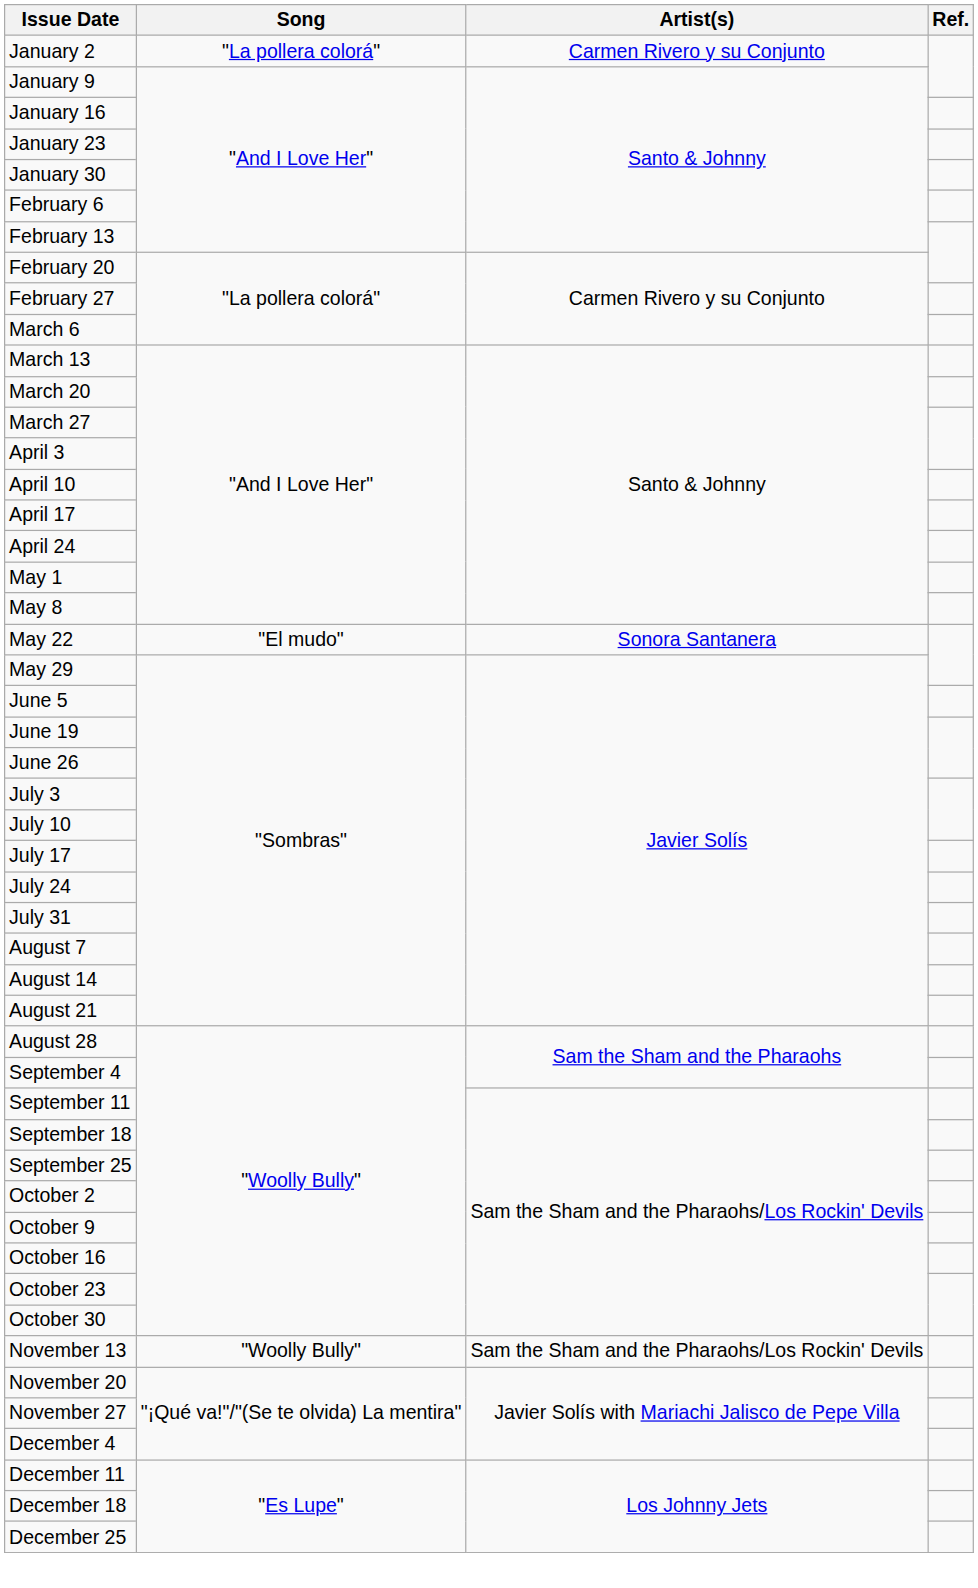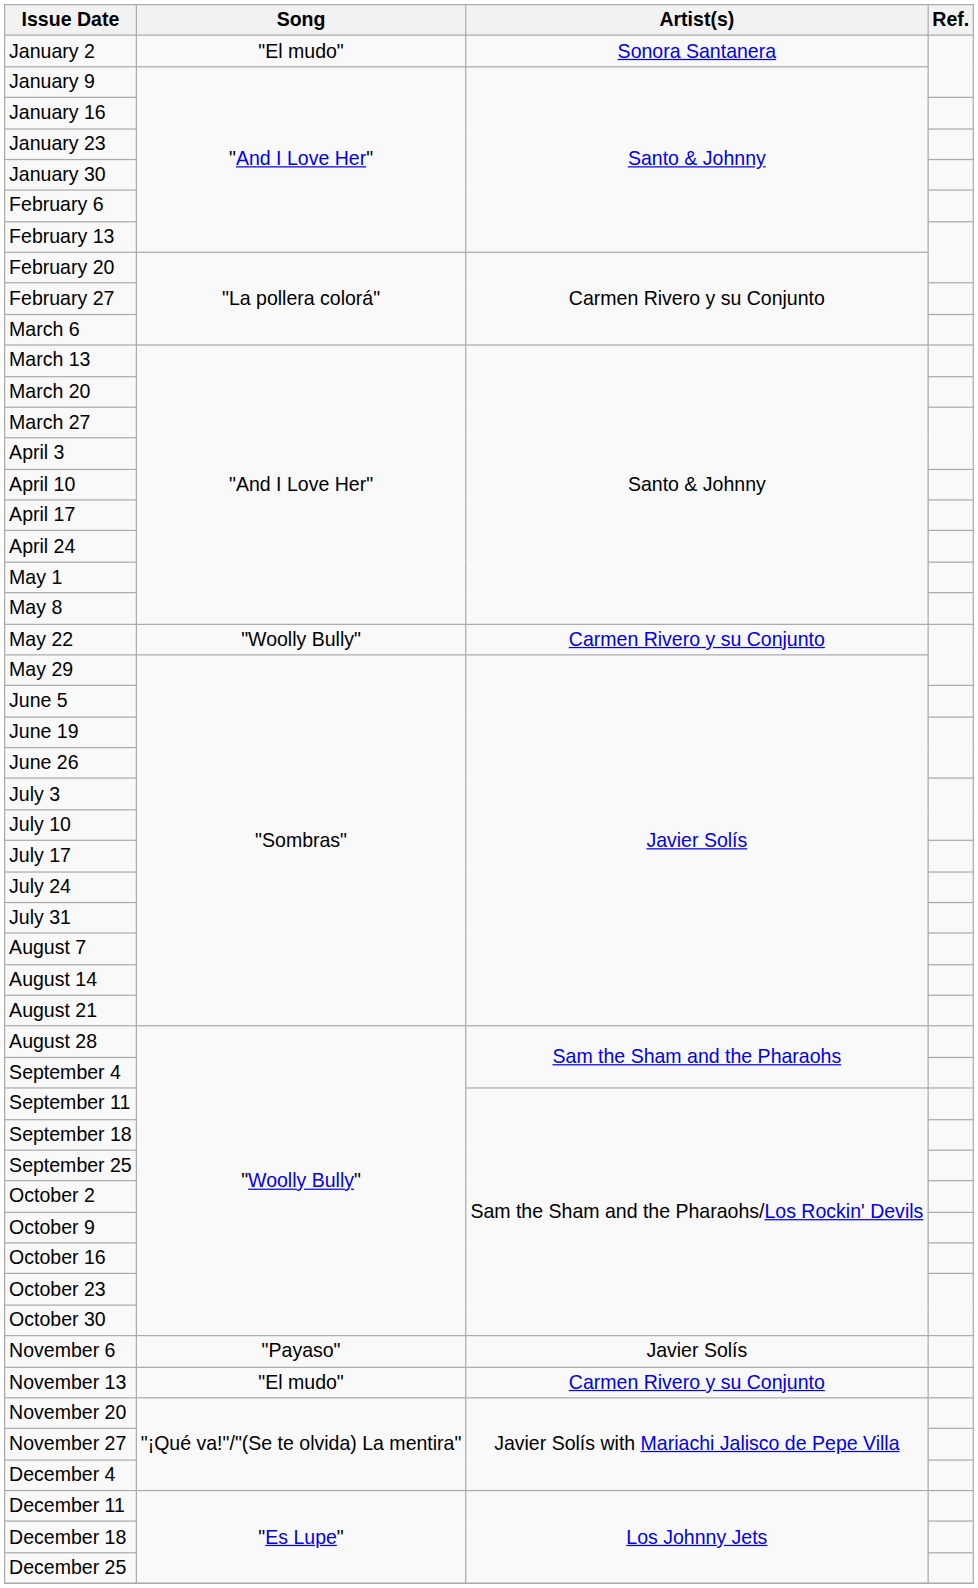(301, 50) "La pollera colorá" -> (301, 50) "El mudo"
(697, 50) Carmen Rivero y su Conjunto -> (697, 50) Sonora Santanera
(301, 639) "El mudo" -> (301, 639) "Woolly Bully"
(697, 639) Sonora Santanera -> (697, 639) Carmen Rivero y su Conjunto
+ row: (62, 1351)
(301, 1351) "Woolly Bully" -> (301, 1382) "El mudo"
(697, 1351) Sam the Sham and the Pharaohs/Los Rockin' Devils -> (697, 1382) Carmen Rivero y su Conjunto
